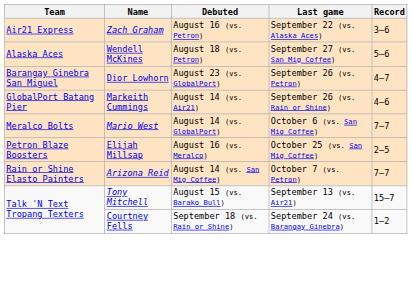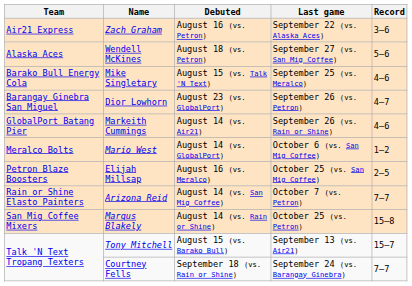+ row: (131, 78)
(382, 126) 7–7 -> (382, 150) 1–2
+ row: (123, 221)
(382, 221) 1–2 -> (382, 269) 7–7
